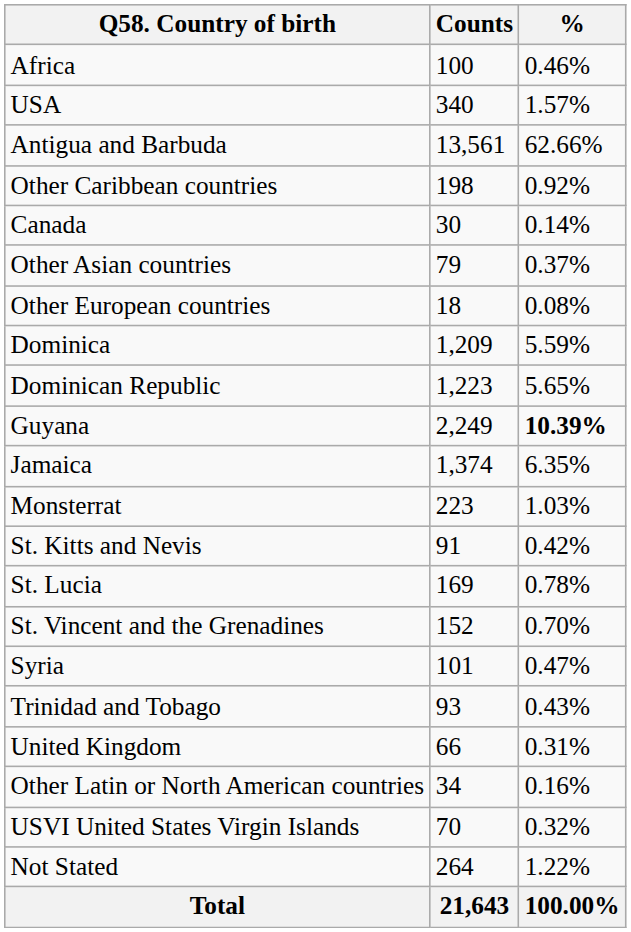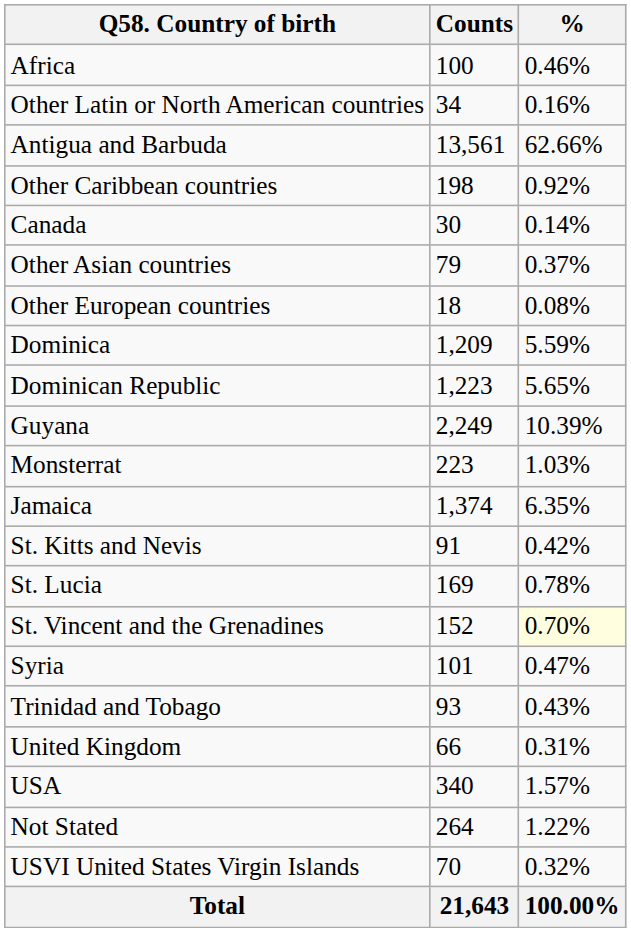rows swapped: (217, 786) <-> (36, 104)
(566, 425) bold -> (564, 425) normal
rows swapped: (51, 465) <-> (66, 505)
(557, 625) no background -> (557, 625) lightyellow background
rows swapped: (185, 826) <-> (64, 866)
